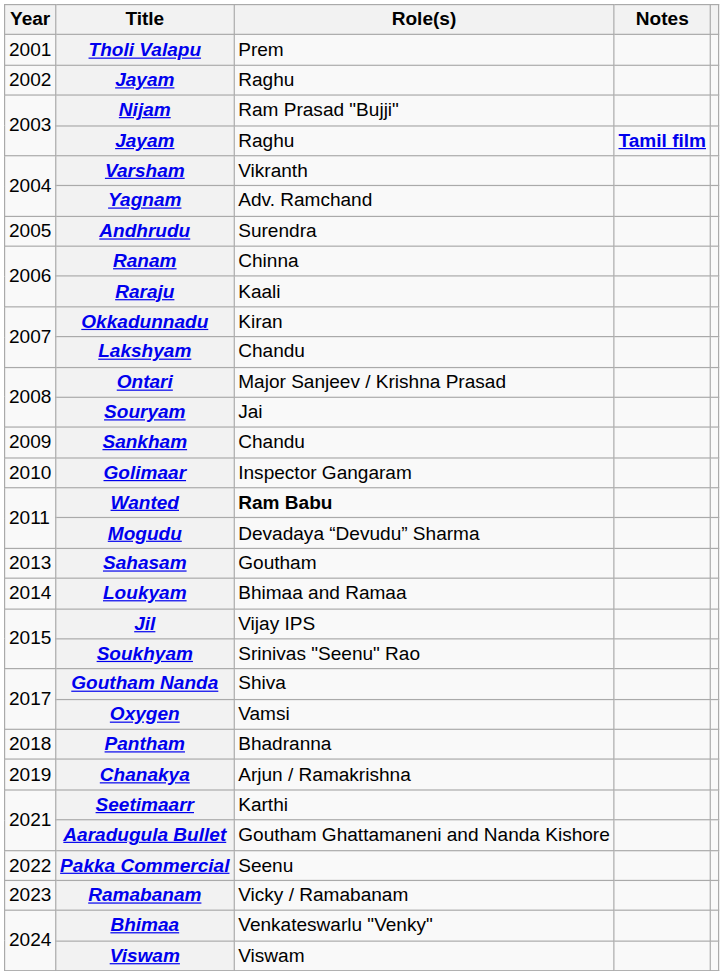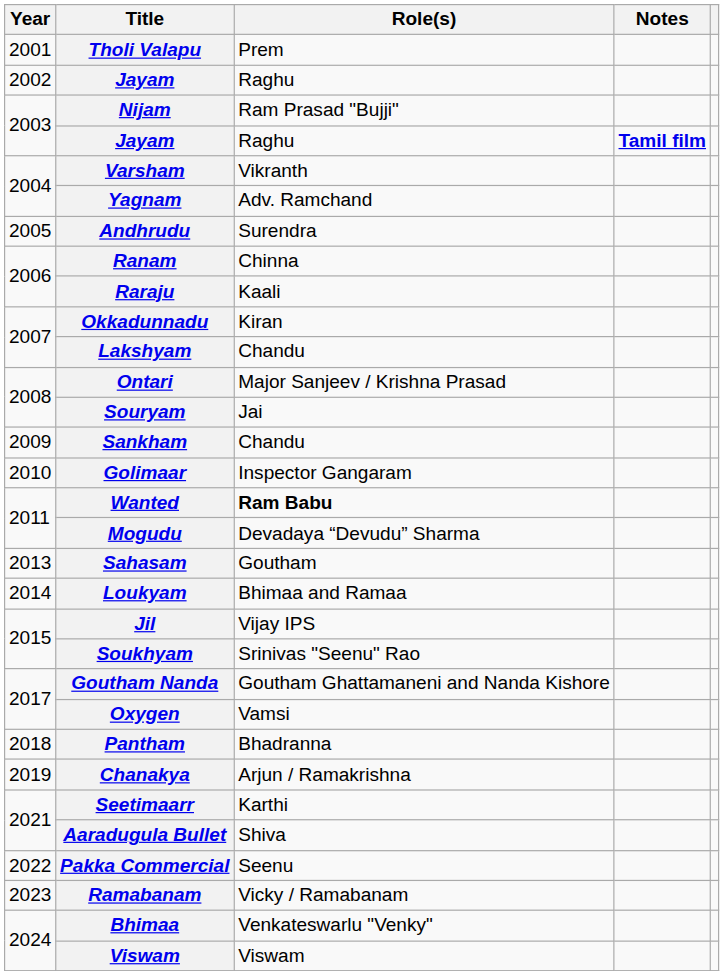(262, 683) Shiva -> (424, 683) Goutham Ghattamaneni and Nanda Kishore
(424, 834) Goutham Ghattamaneni and Nanda Kishore -> (262, 834) Shiva
